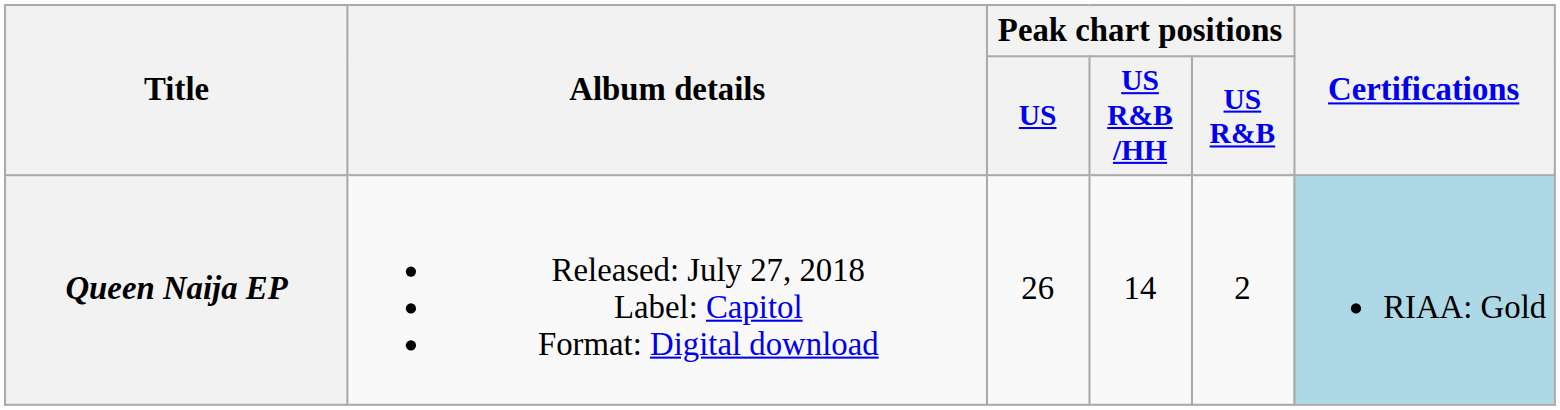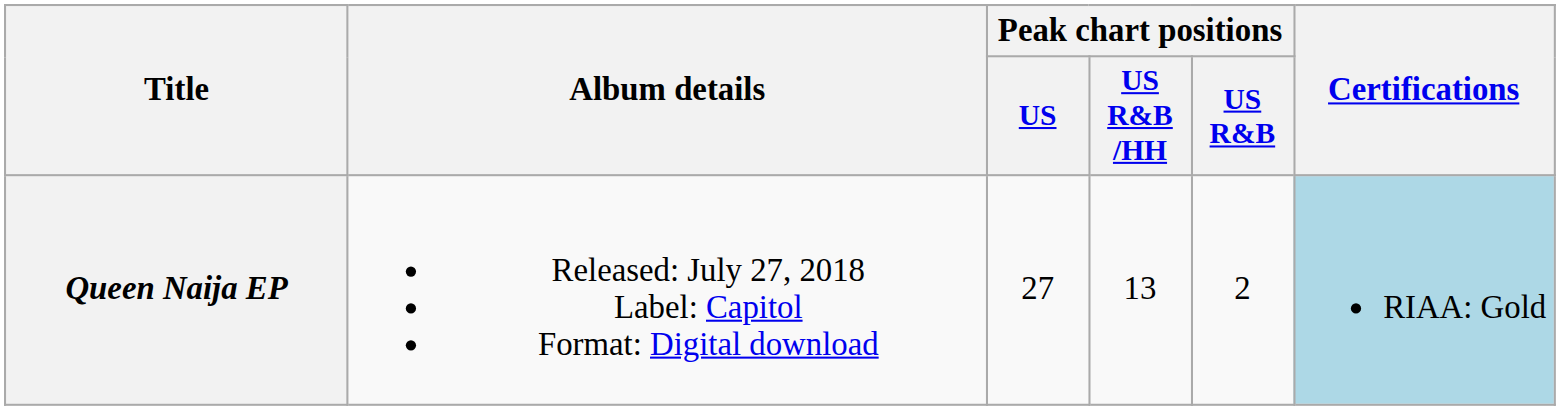(1038, 289) 26 -> (1038, 289) 27
(1140, 289) 14 -> (1140, 289) 13
